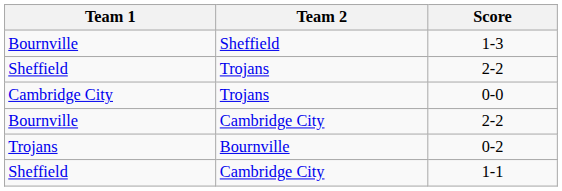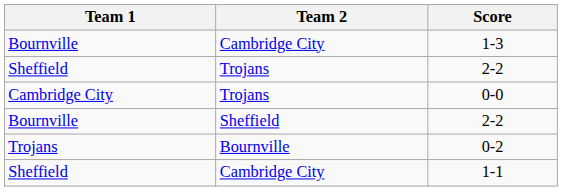(250, 43) Sheffield -> (272, 43) Cambridge City
(272, 120) Cambridge City -> (250, 120) Sheffield
